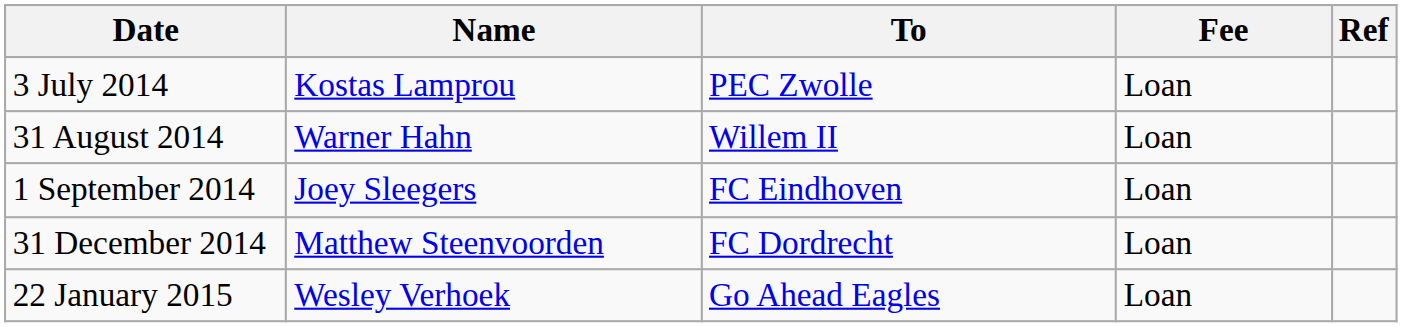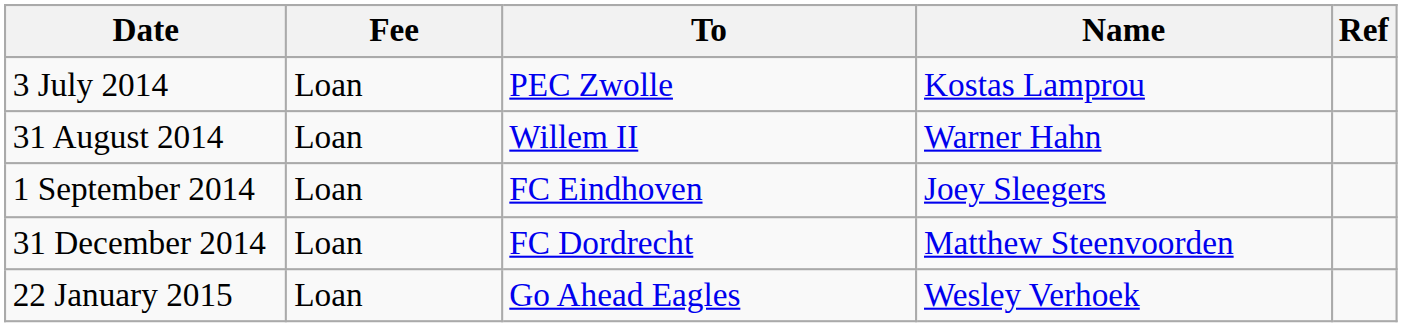columns swapped: (494, 30) <-> (1224, 30)
